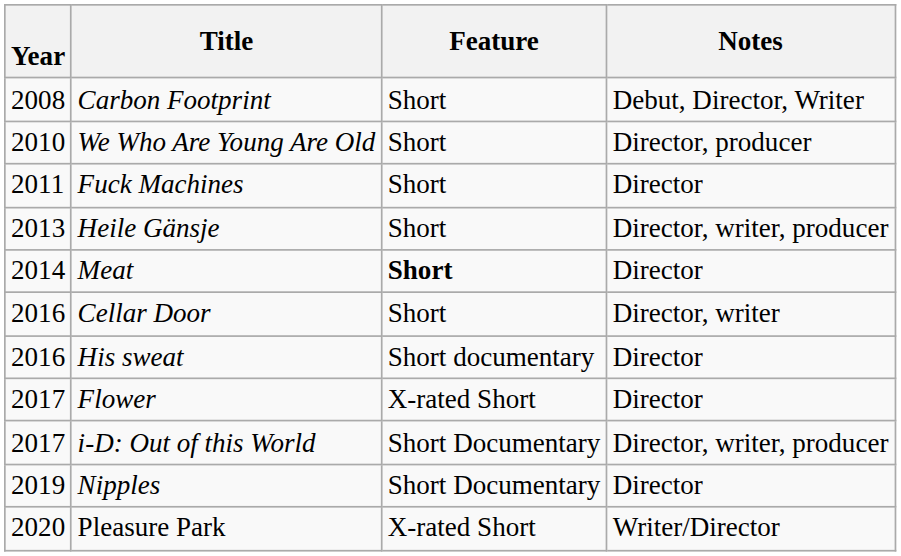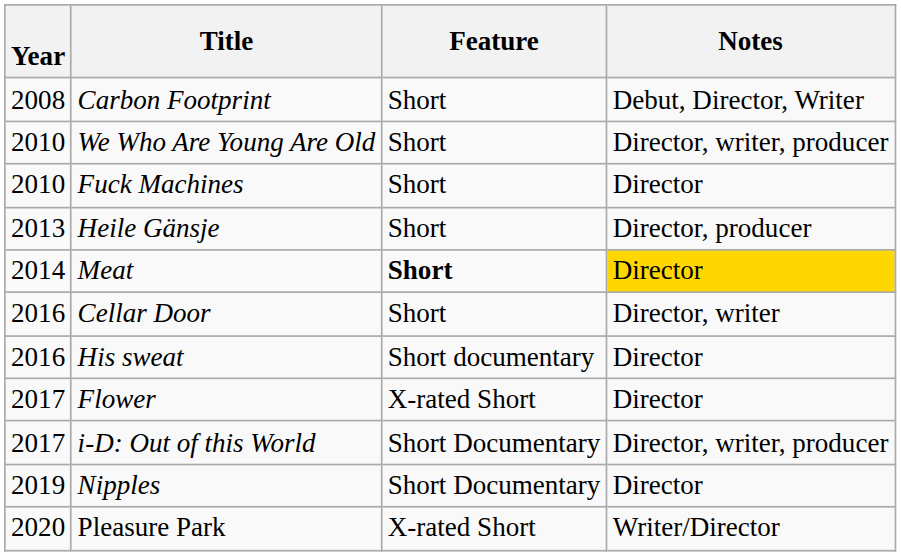(712, 142) Director, producer -> (751, 142) Director, writer, producer
(38, 185) 2011 -> (38, 185) 2010
(751, 227) Director, writer, producer -> (712, 227) Director, producer
(658, 270) no background -> (658, 270) gold background
